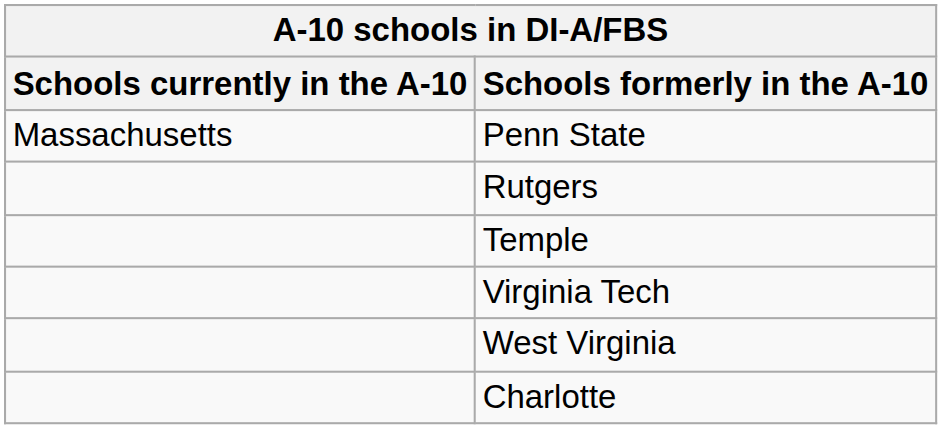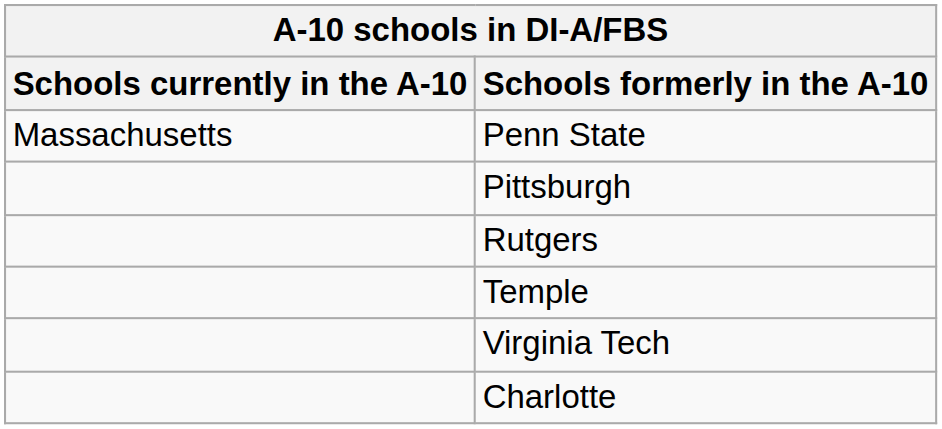+ row: (557, 187)
- row: (579, 344)
